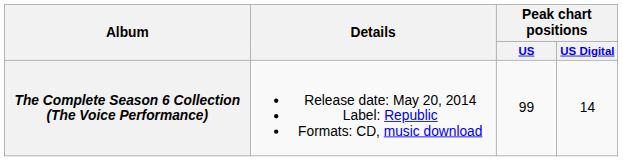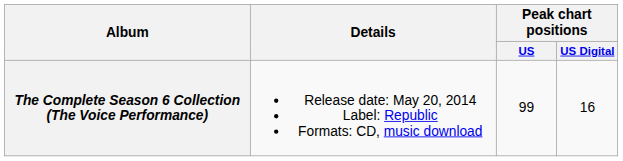(587, 108) 14 -> (587, 108) 16
